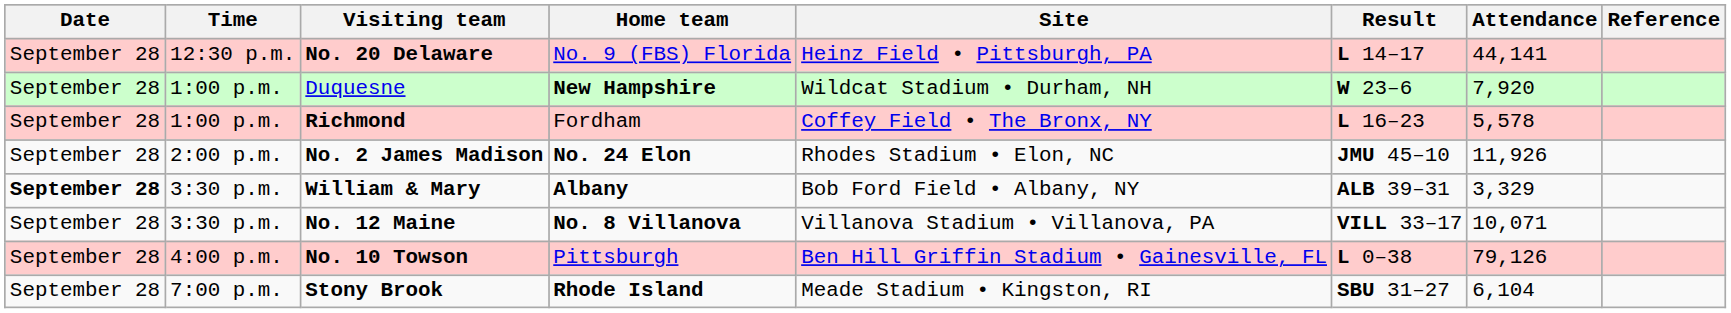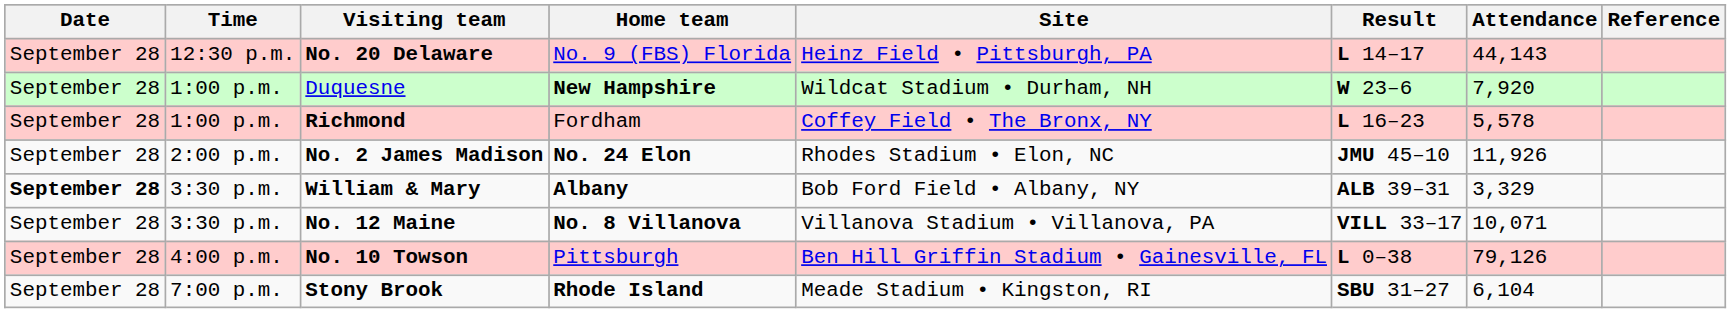(1510, 56) 44,141 -> (1510, 56) 44,143
